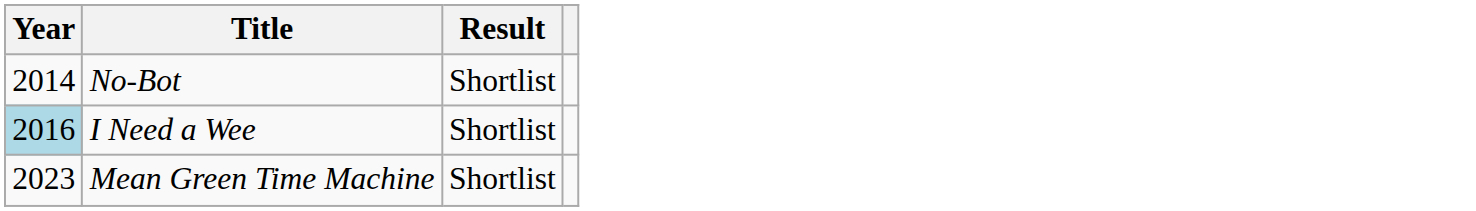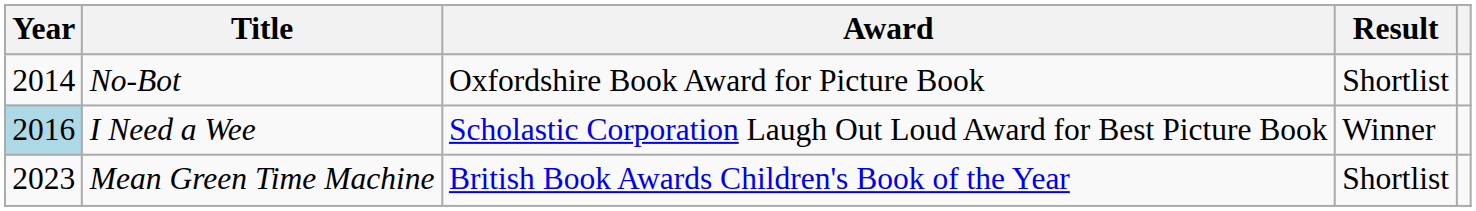+ column: (888, 29)
(502, 129) Shortlist -> (1389, 129) Winner
